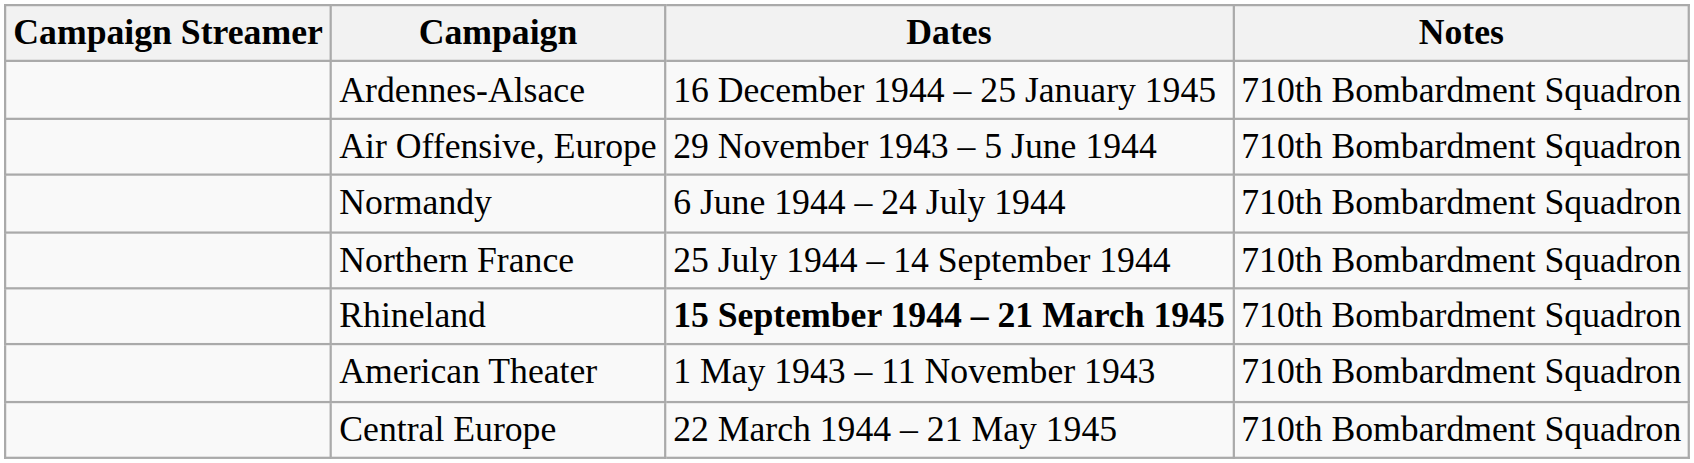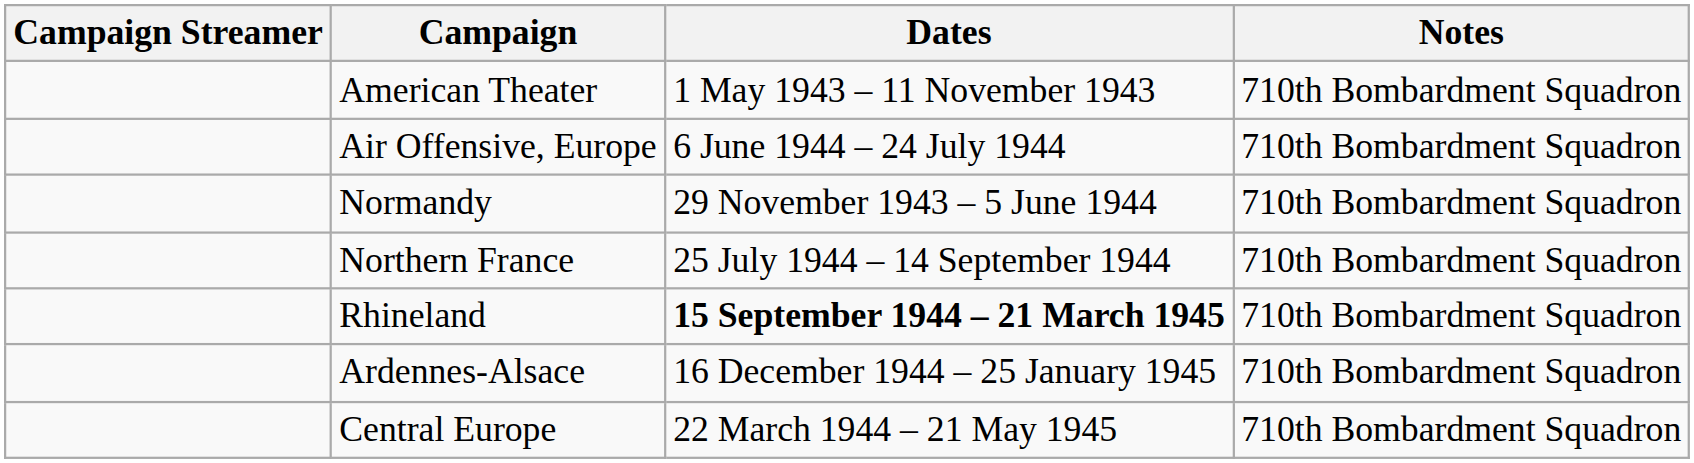rows swapped: (468, 372) <-> (462, 89)
(915, 145) 29 November 1943 – 5 June 1944 -> (869, 145) 6 June 1944 – 24 July 1944
(869, 202) 6 June 1944 – 24 July 1944 -> (915, 202) 29 November 1943 – 5 June 1944
